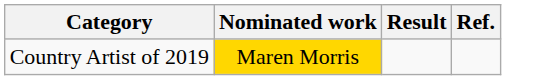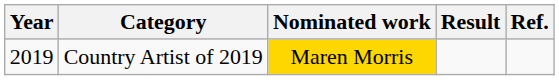+ column: (32, 21)
